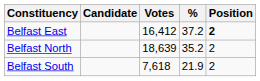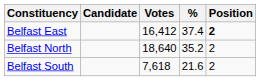(193, 31) 37.2 -> (193, 31) 37.4
(159, 48) 18,639 -> (159, 48) 18,640
(193, 66) 21.9 -> (193, 66) 21.6
